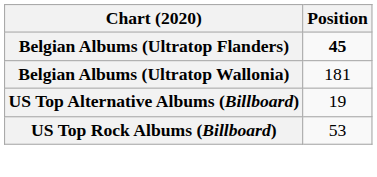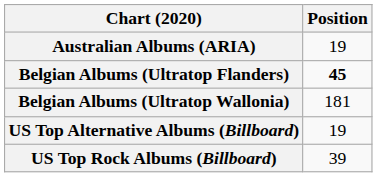+ row: (154, 46)
(337, 130) 53 -> (337, 158) 39
